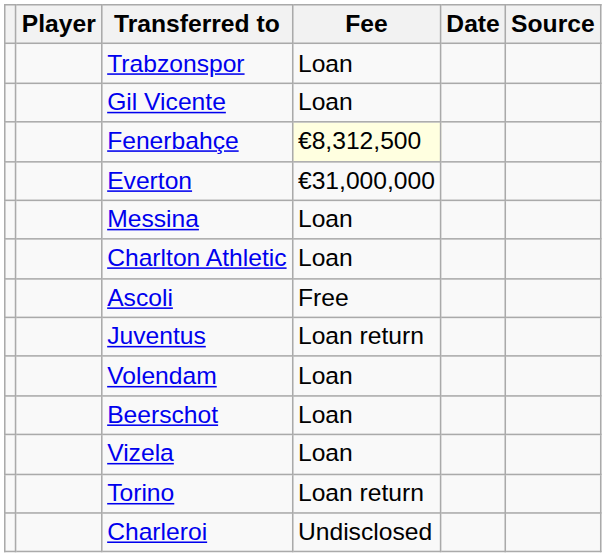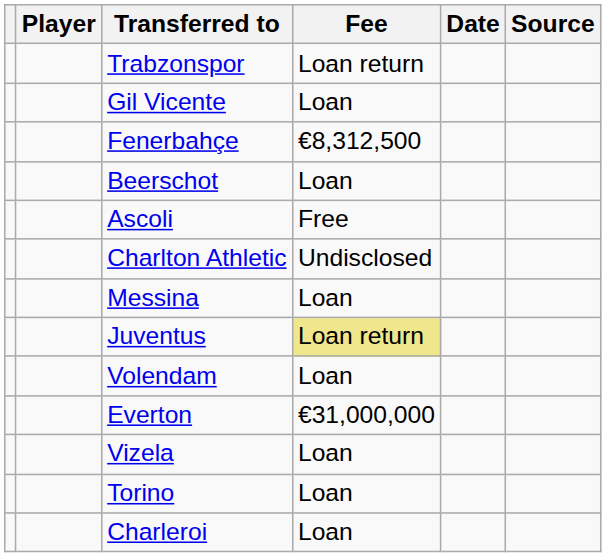(325, 63) Loan -> (361, 63) Loan return
(360, 141) lightyellow background -> (360, 141) no background
rows swapped: (150, 180) <-> (163, 414)
rows swapped: (140, 297) <-> (153, 219)
(325, 258) Loan -> (365, 258) Undisclosed
(361, 336) no background -> (361, 336) khaki background
(361, 492) Loan return -> (325, 492) Loan
(365, 532) Undisclosed -> (325, 532) Loan
